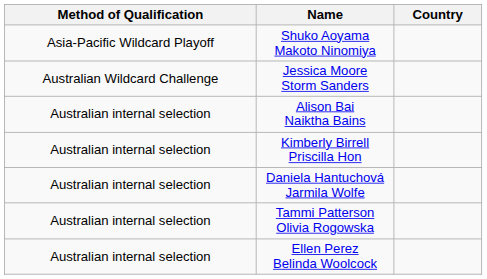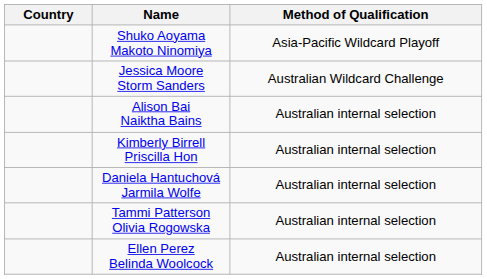columns swapped: (438, 14) <-> (130, 14)
